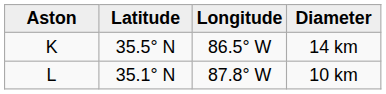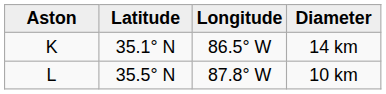(146, 46) 35.5° N -> (146, 46) 35.1° N
(146, 74) 35.1° N -> (146, 74) 35.5° N
